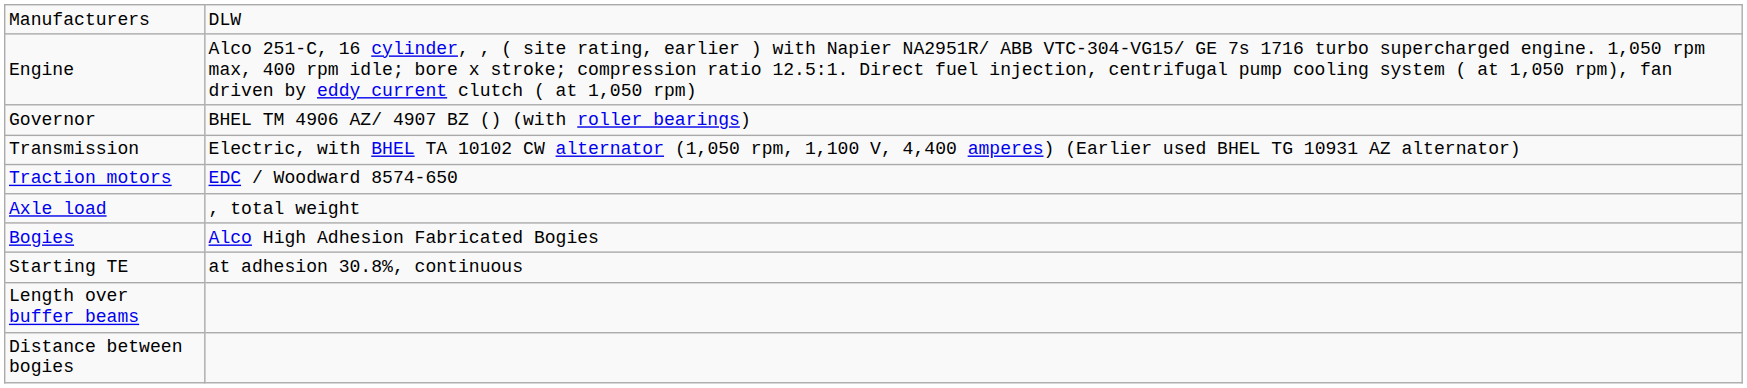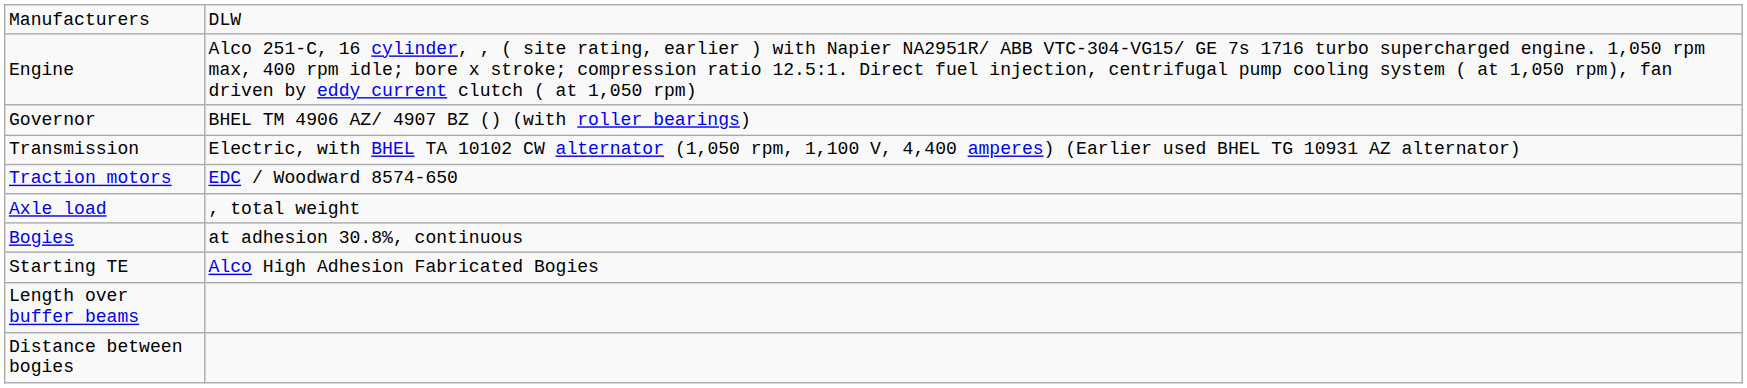(404, 238) Alco High Adhesion Fabricated Bogies -> (366, 238) at adhesion 30.8%, continuous
(366, 267) at adhesion 30.8%, continuous -> (404, 267) Alco High Adhesion Fabricated Bogies
